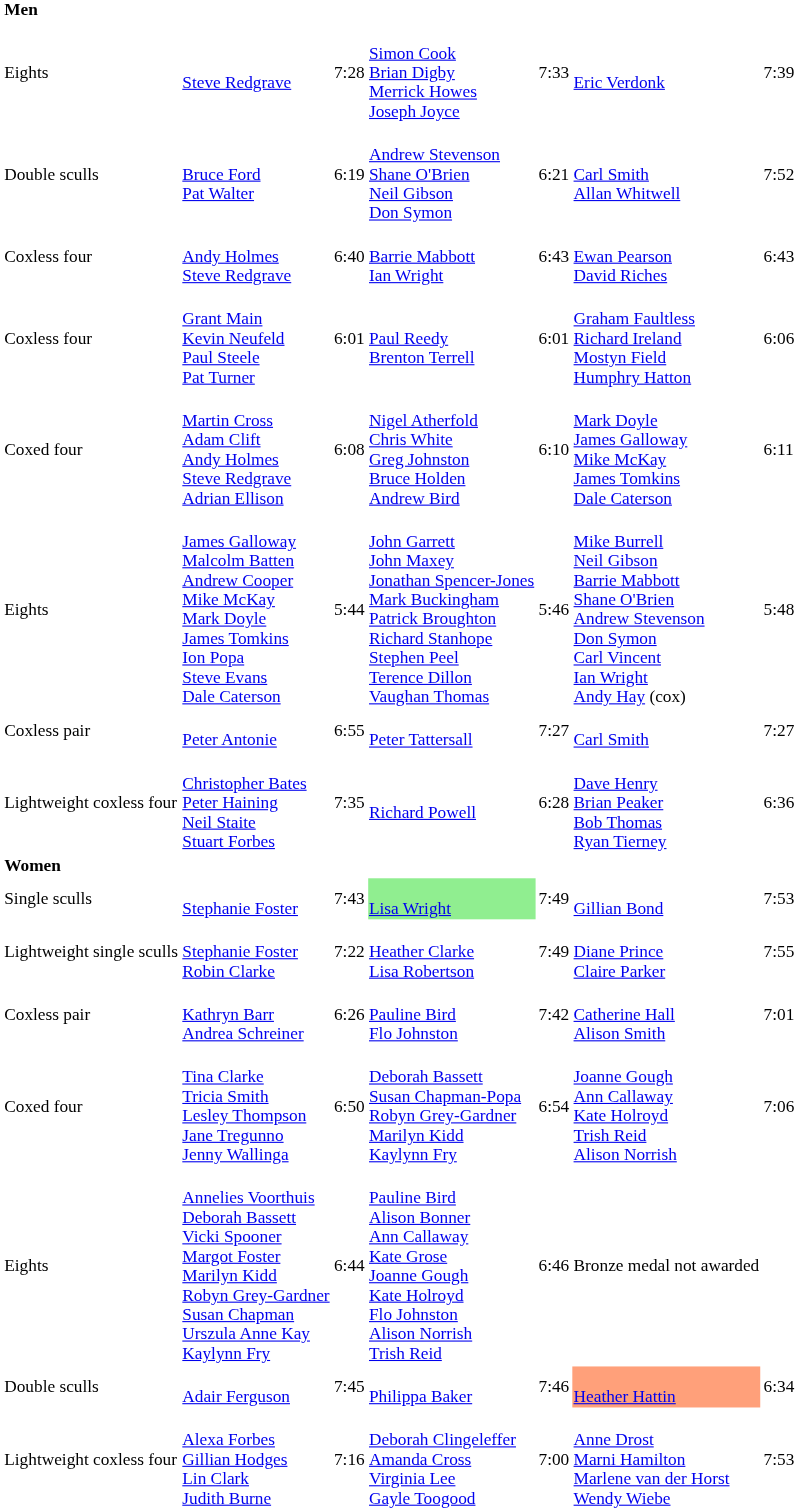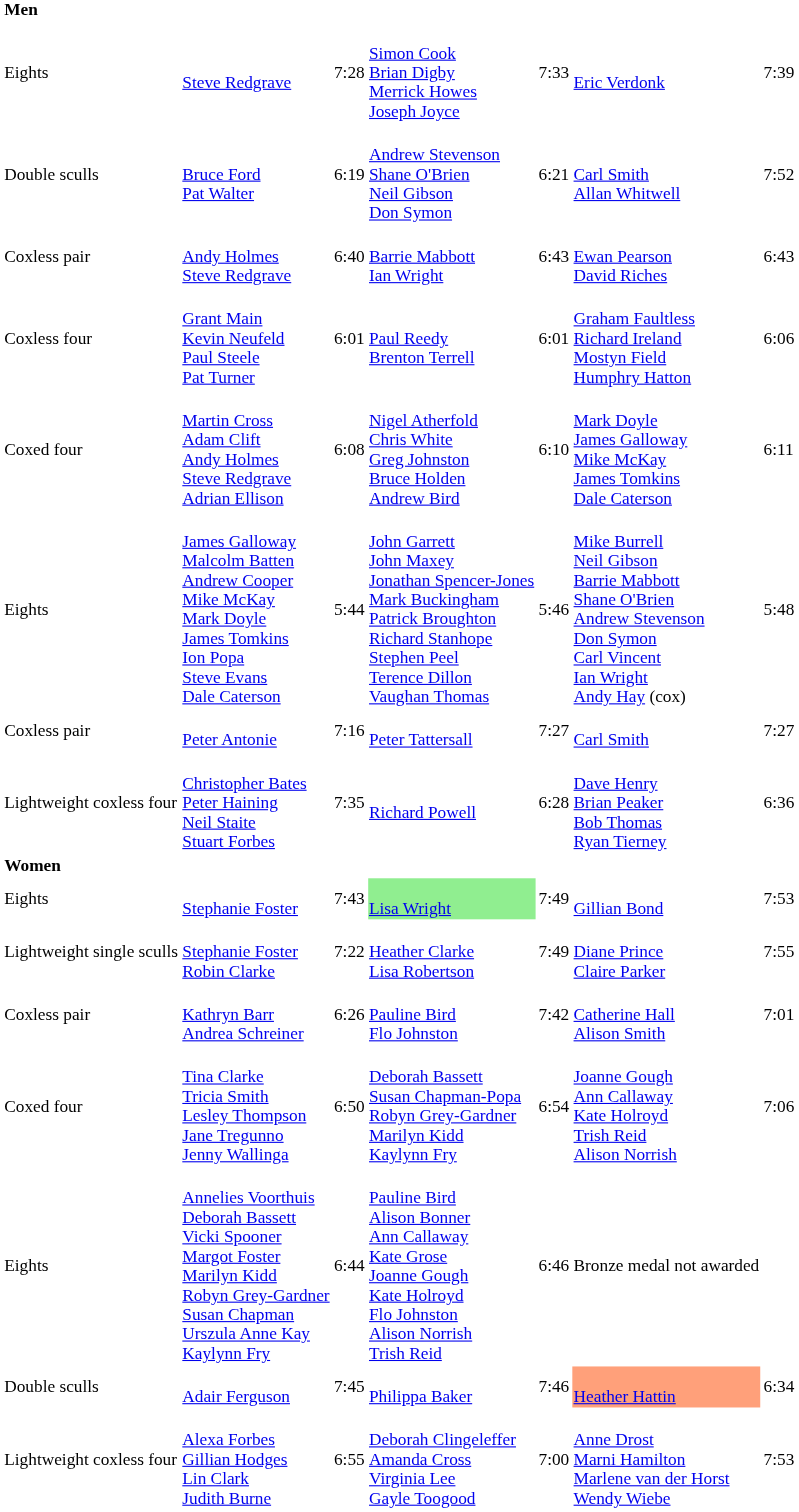(48, 256) Coxless four -> (47, 256) Coxless pair
(349, 730) 6:55 -> (349, 730) 7:16
(48, 898) Single sculls -> (26, 898) Eights
(349, 1459) 7:16 -> (349, 1459) 6:55
